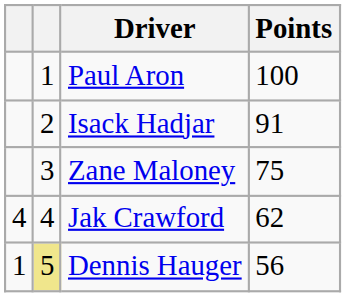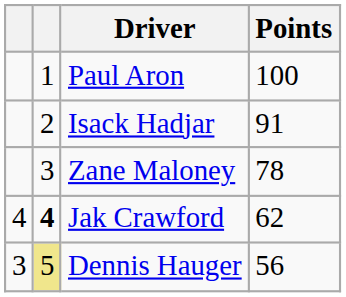(270, 170) 75 -> (270, 170) 78
(47, 218) normal -> (47, 218) bold
(19, 265) 1 -> (19, 265) 3
